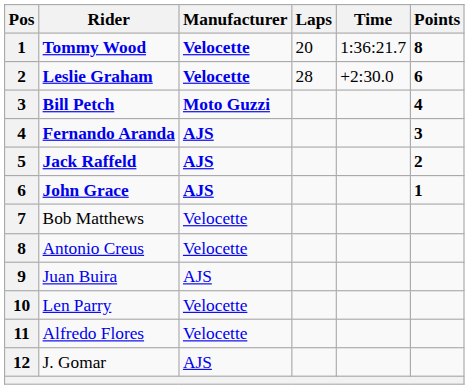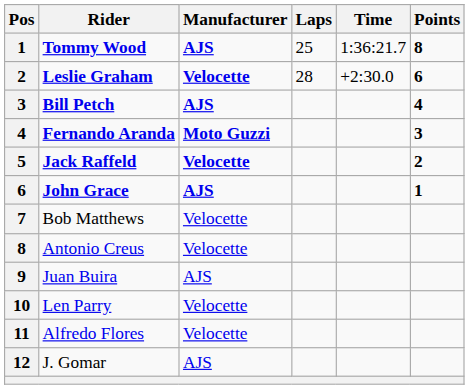(216, 47) Velocette -> (198, 47) AJS
(304, 47) 20 -> (304, 47) 25
(226, 104) Moto Guzzi -> (198, 104) AJS
(198, 133) AJS -> (226, 133) Moto Guzzi
(198, 161) AJS -> (216, 161) Velocette
